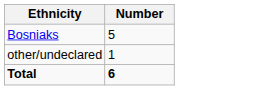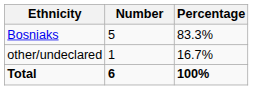+ column: (211, 14)
